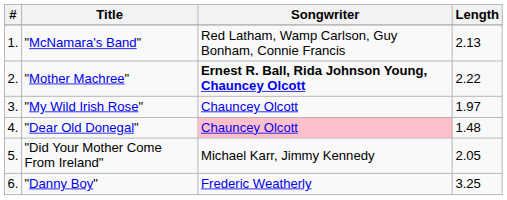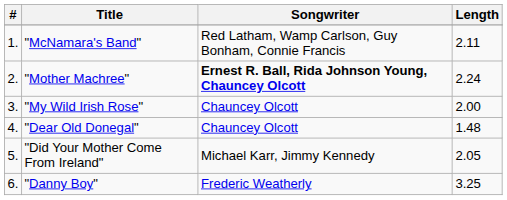(468, 43) 2.13 -> (468, 43) 2.11
(468, 78) 2.22 -> (468, 78) 2.24
(468, 106) 1.97 -> (468, 106) 2.00
(250, 127) pink background -> (250, 127) no background
